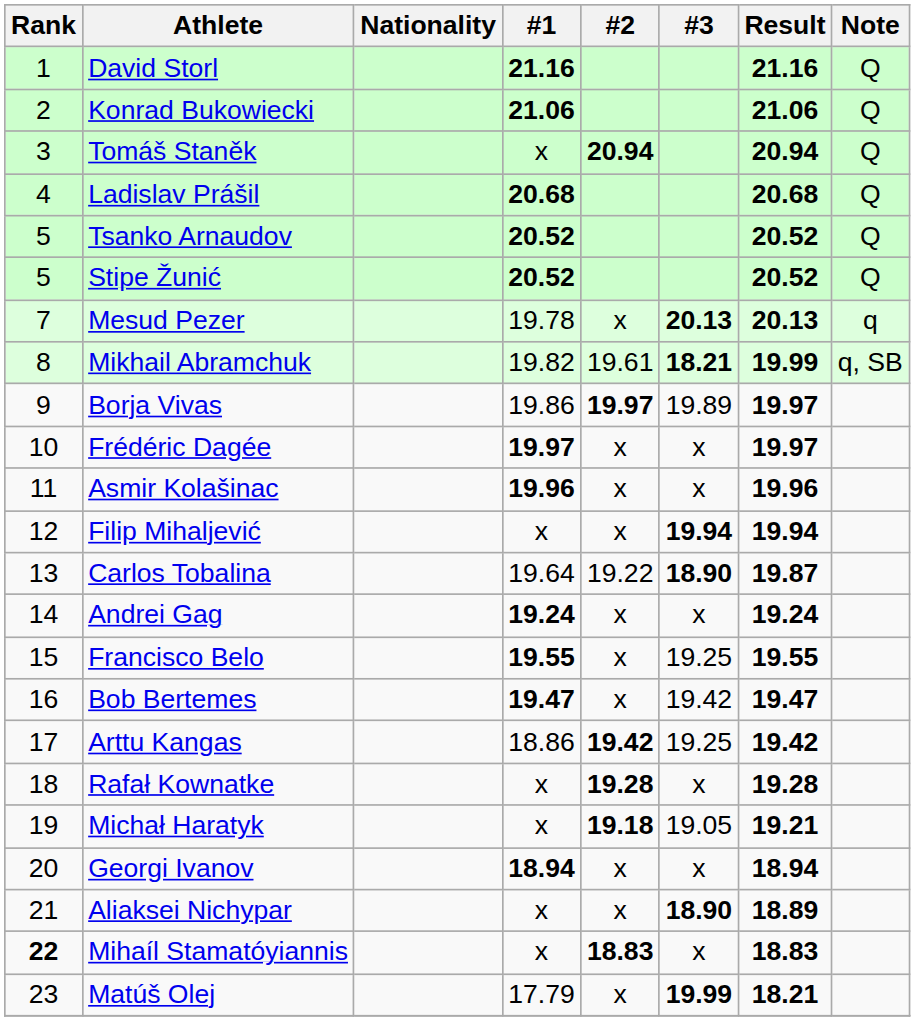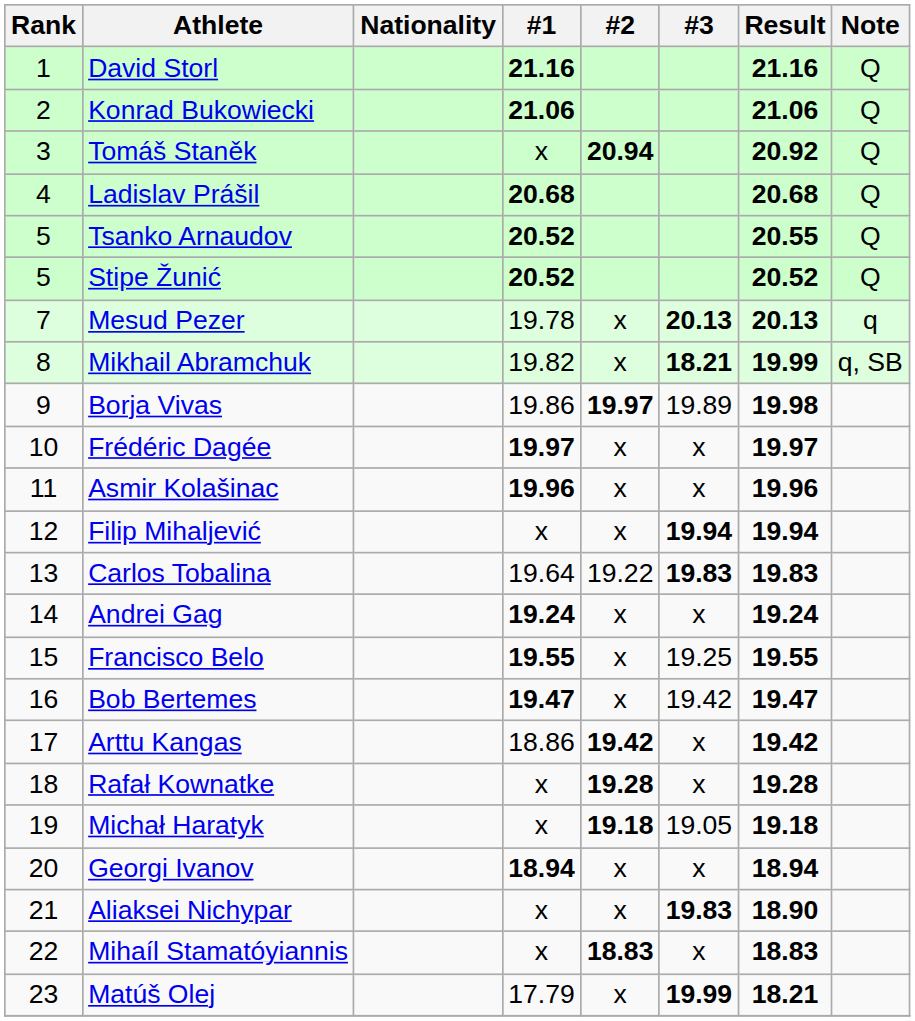(785, 151) 20.94 -> (785, 151) 20.92
(785, 236) 20.52 -> (785, 236) 20.55
(620, 362) 19.61 -> (620, 362) x
(785, 404) 19.97 -> (785, 404) 19.98
(699, 573) 18.90 -> (699, 573) 19.83
(785, 573) 19.87 -> (785, 573) 19.83
(699, 741) 19.25 -> (699, 741) x
(785, 825) 19.21 -> (785, 825) 19.18
(699, 910) 18.90 -> (699, 910) 19.83
(785, 910) 18.89 -> (785, 910) 18.90
(43, 952) bold -> (43, 952) normal
